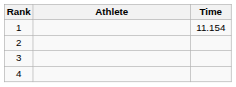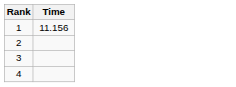- column: (112, 12)
(211, 27) 11.154 -> (54, 27) 11.156
